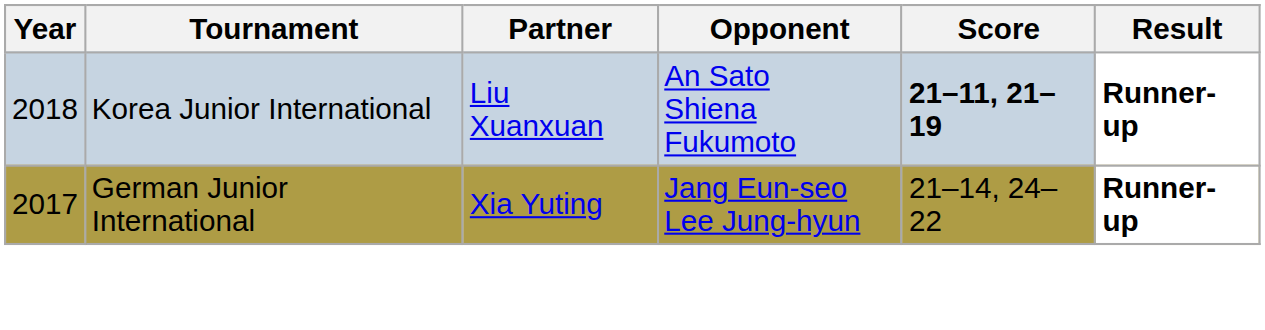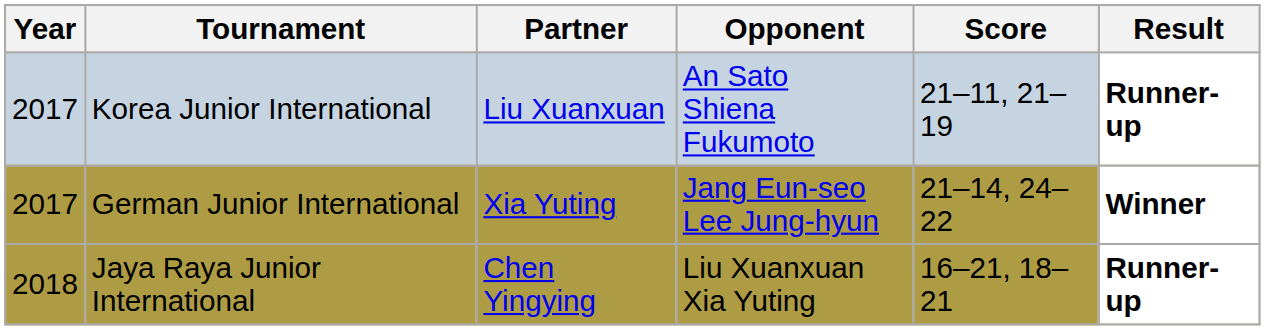(45, 109) 2018 -> (45, 109) 2017
(982, 109) bold -> (993, 109) normal
(1159, 205) Runner-up -> (1156, 205) Winner
+ row: (206, 285)
